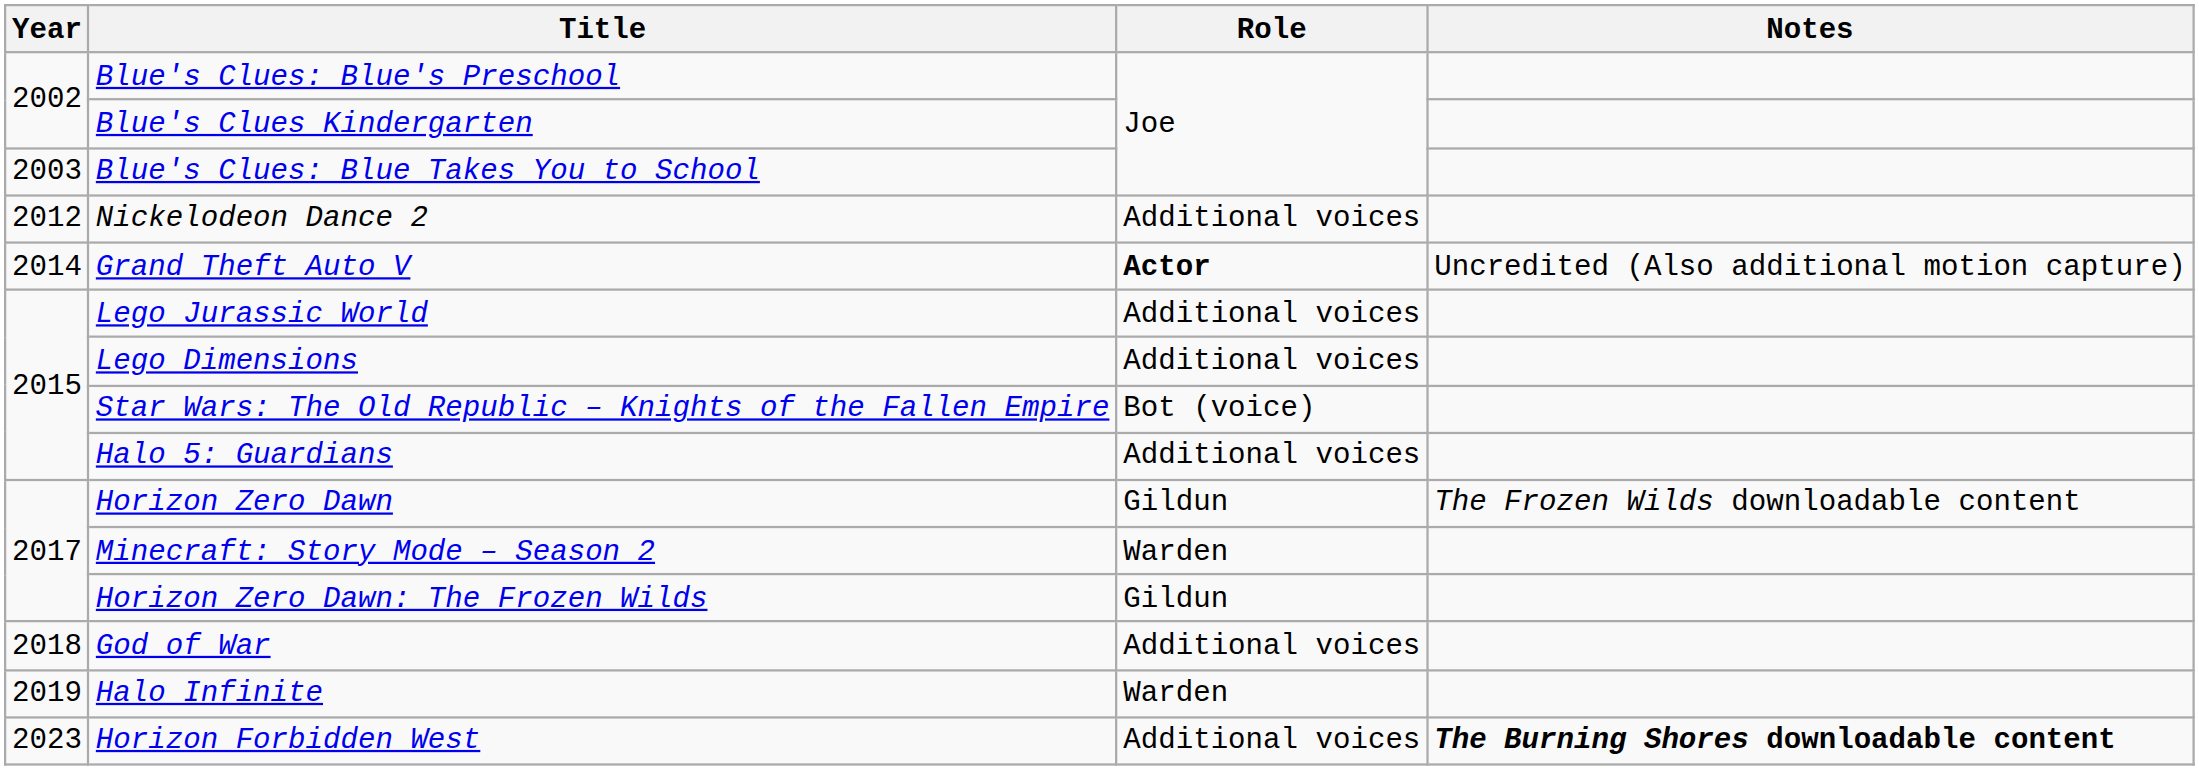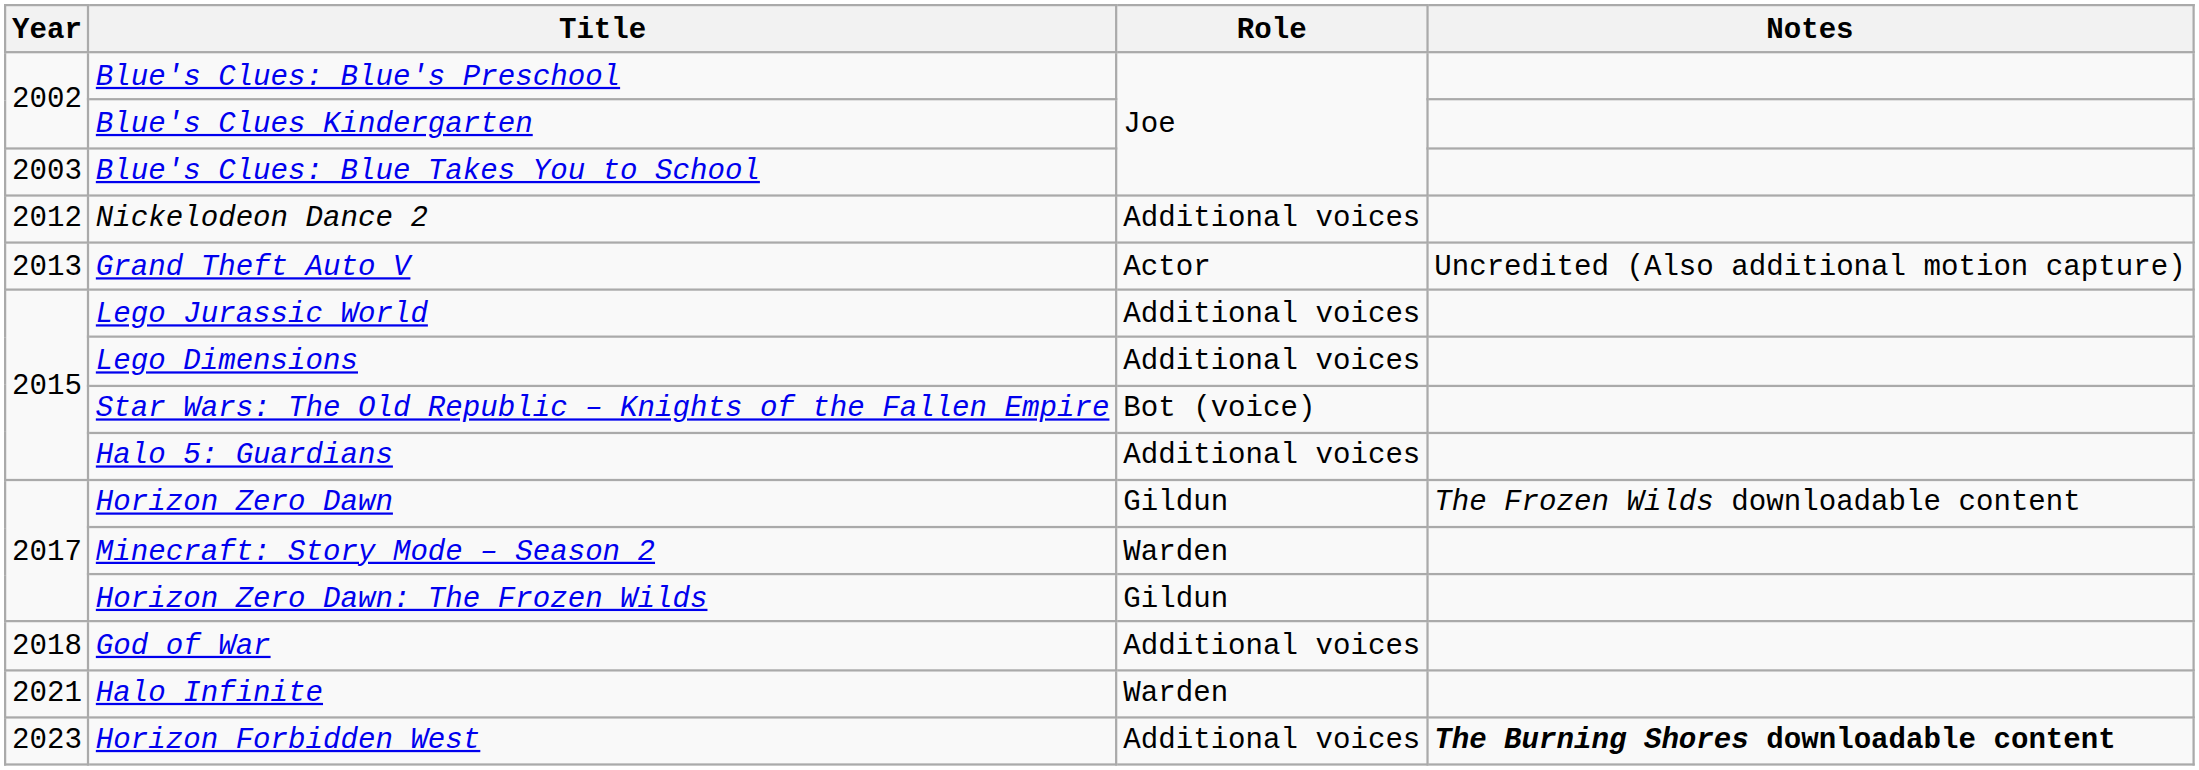(47, 266) 2014 -> (47, 266) 2013
(1167, 266) bold -> (1167, 266) normal
(47, 693) 2019 -> (47, 693) 2021
